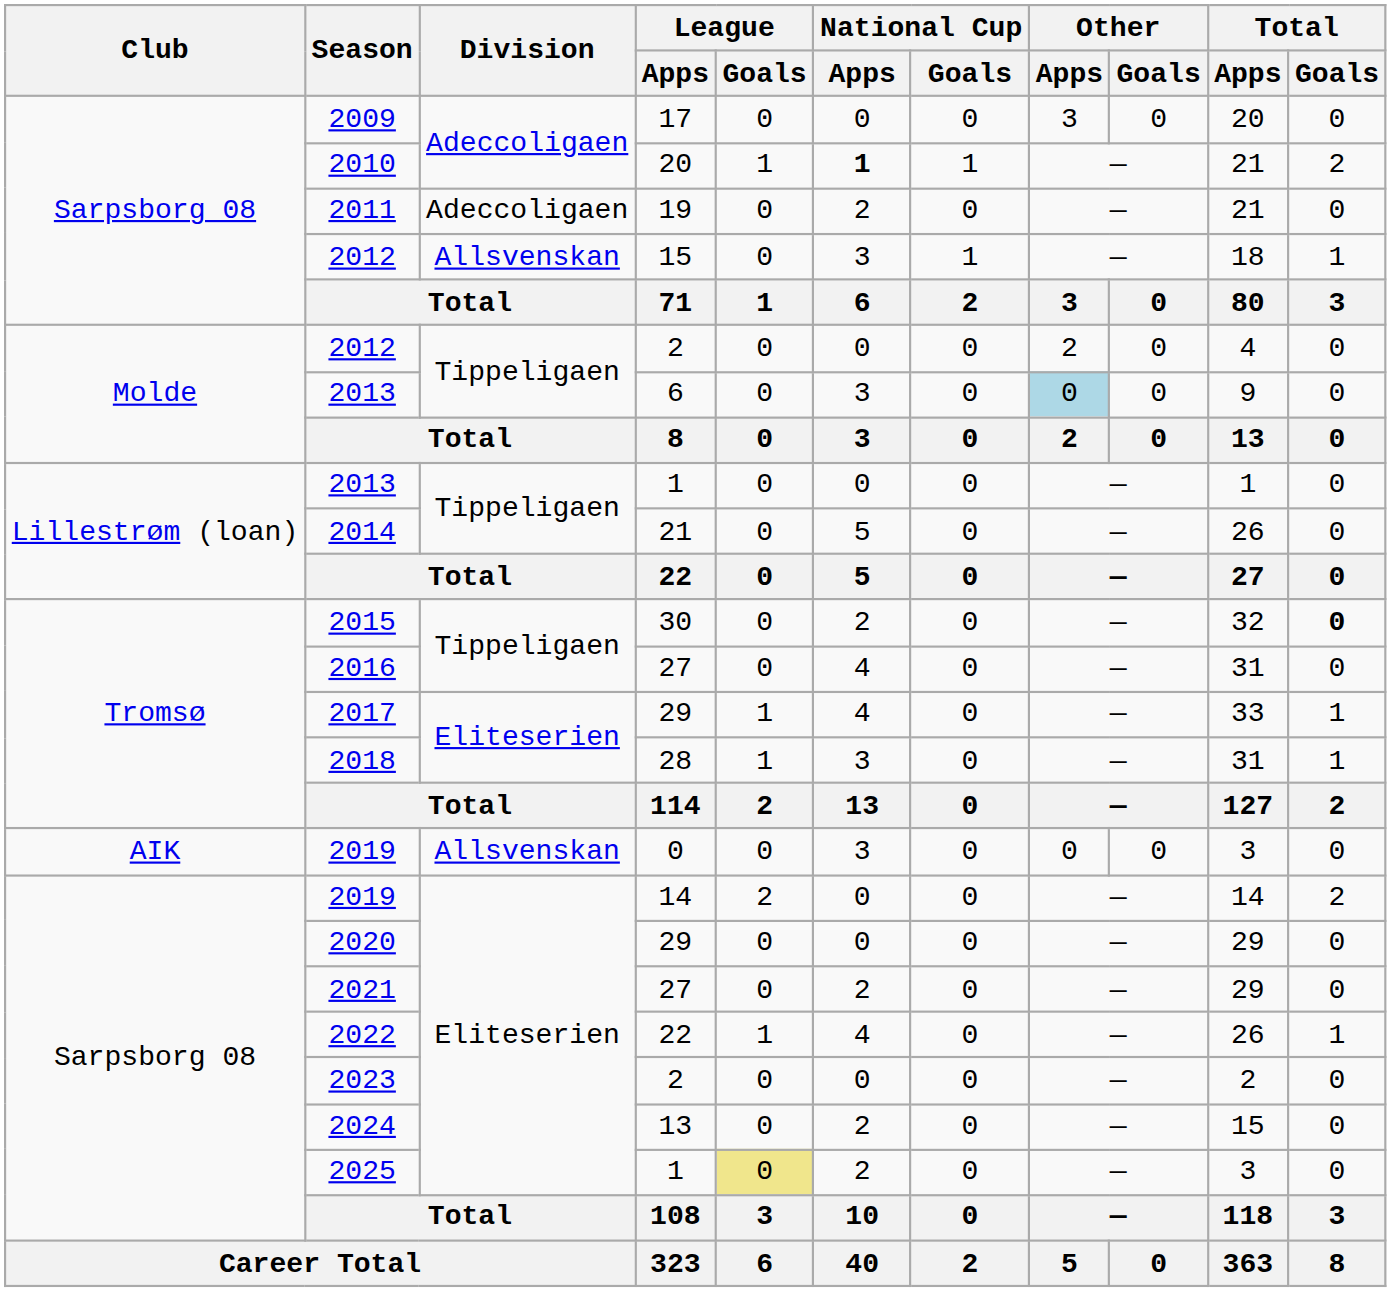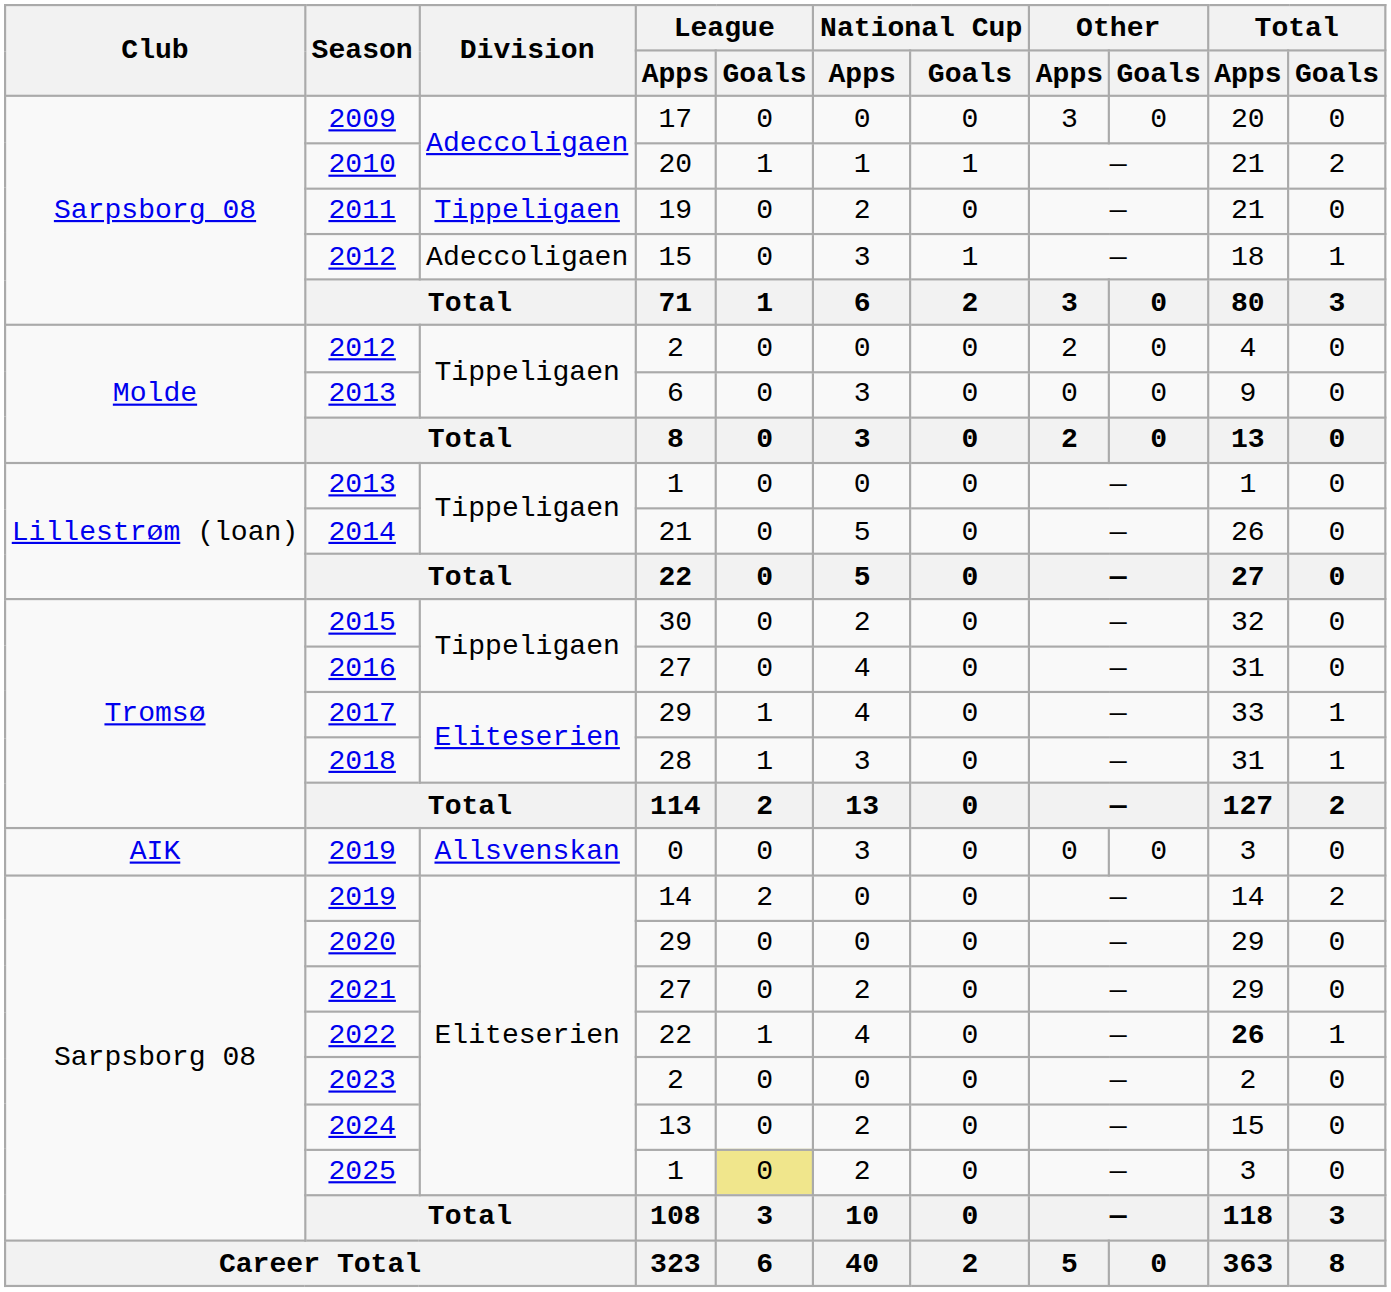(862, 165) bold -> (862, 165) normal
(527, 211) Adeccoligaen -> (527, 211) Tippeligaen
(527, 257) Allsvenskan -> (527, 257) Adeccoligaen
(1069, 394) lightblue background -> (1069, 394) no background
(1337, 623) bold -> (1337, 623) normal
(1248, 1035) normal -> (1248, 1035) bold
